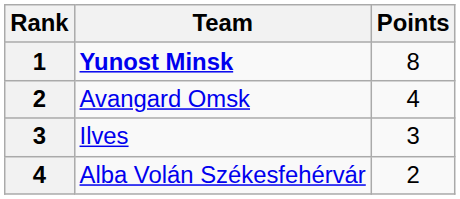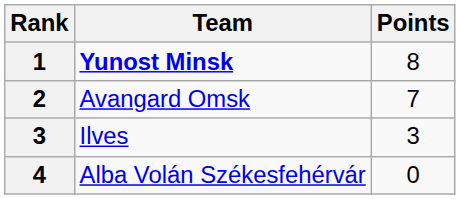(413, 99) 4 -> (413, 99) 7
(413, 174) 2 -> (413, 174) 0
